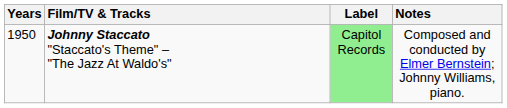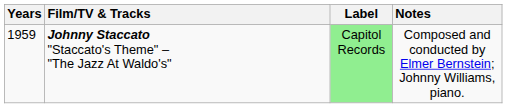(22, 34) 1950 -> (22, 34) 1959
